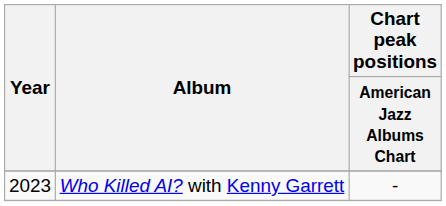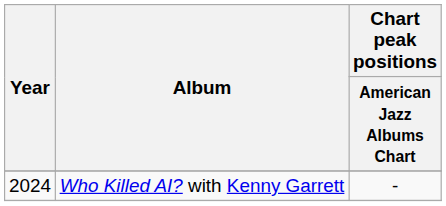(30, 185) 2023 -> (30, 185) 2024
